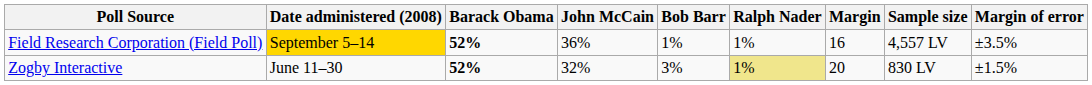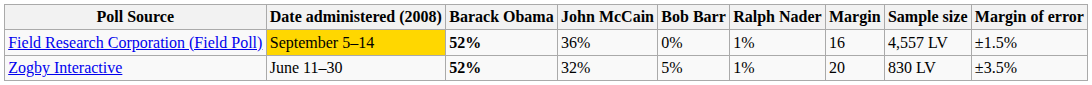(672, 42) 1% -> (672, 42) 0%
(996, 42) ±3.5% -> (996, 42) ±1.5%
(672, 67) 3% -> (672, 67) 5%
(744, 67) khaki background -> (744, 67) no background
(996, 67) ±1.5% -> (996, 67) ±3.5%
